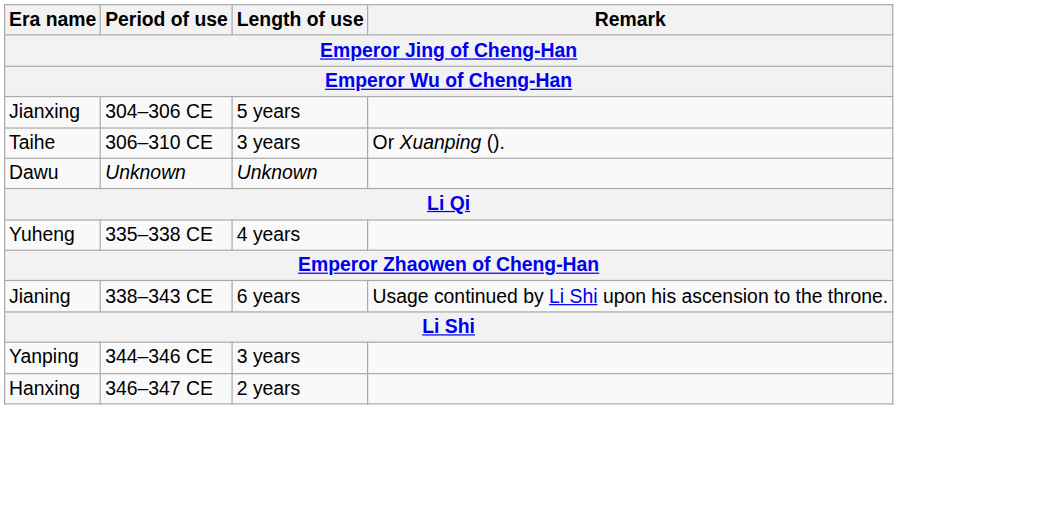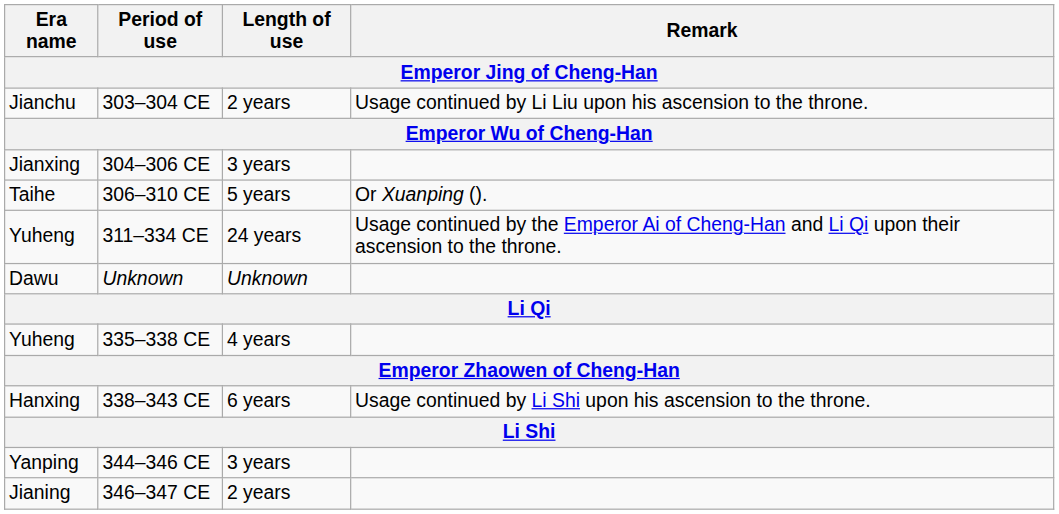+ row: (156, 103)
(268, 111) 5 years -> (259, 164) 3 years
(268, 142) 3 years -> (259, 195) 5 years
+ row: (156, 236)
(40, 296) Jianing -> (45, 401) Hanxing
(45, 388) Hanxing -> (40, 493) Jianing
